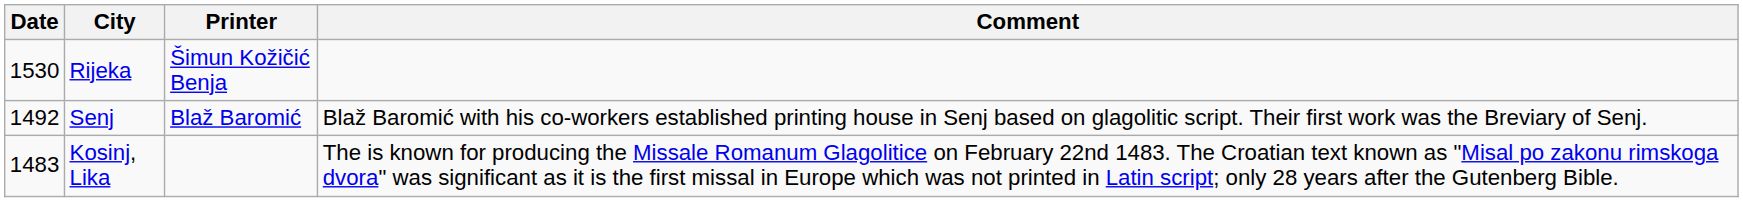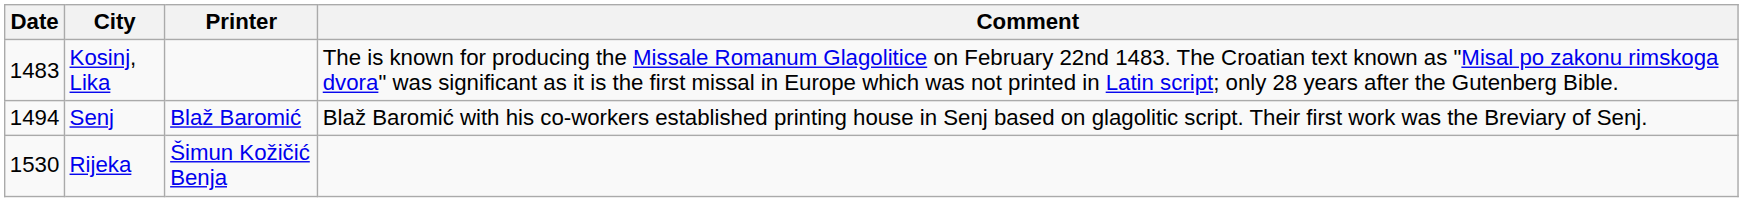rows swapped: (103, 165) <-> (100, 69)
(35, 117) 1492 -> (35, 117) 1494
